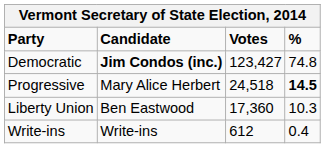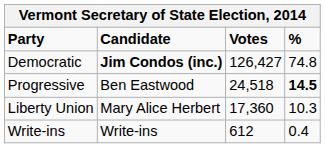(256, 62) 123,427 -> (256, 62) 126,427
(160, 85) Mary Alice Herbert -> (147, 85) Ben Eastwood
(147, 108) Ben Eastwood -> (160, 108) Mary Alice Herbert
